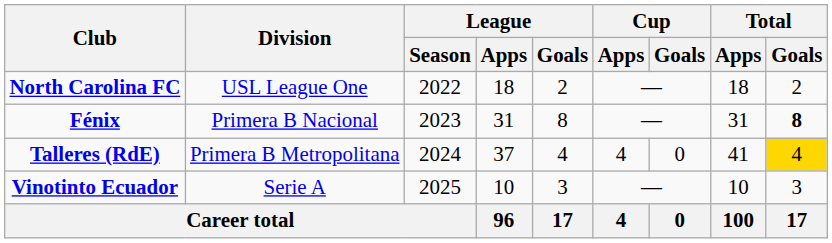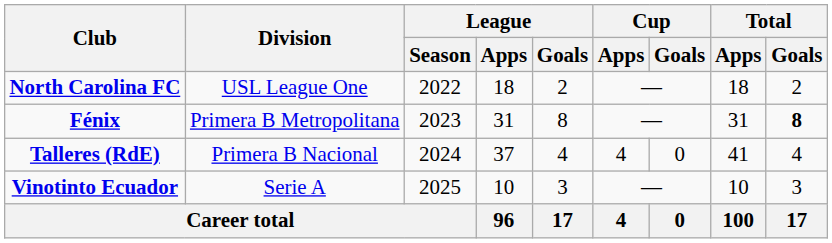(295, 120) Primera B Nacional -> (295, 120) Primera B Metropolitana
(295, 154) Primera B Metropolitana -> (295, 154) Primera B Nacional
(797, 154) gold background -> (797, 154) no background
